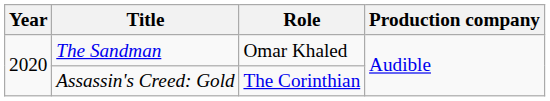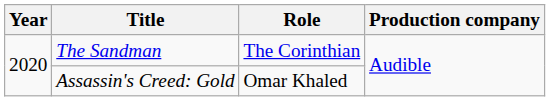(295, 50) Omar Khaled -> (302, 50) The Corinthian
(302, 80) The Corinthian -> (295, 80) Omar Khaled
